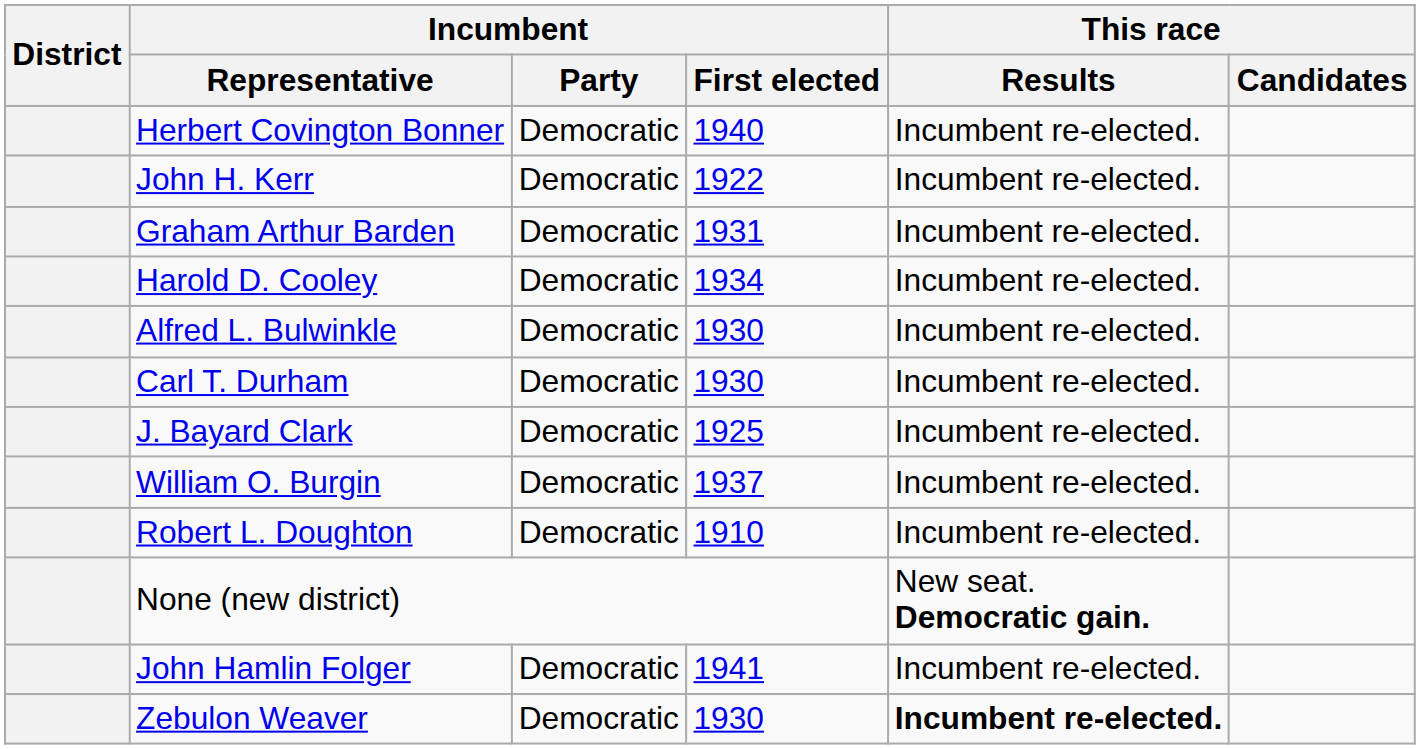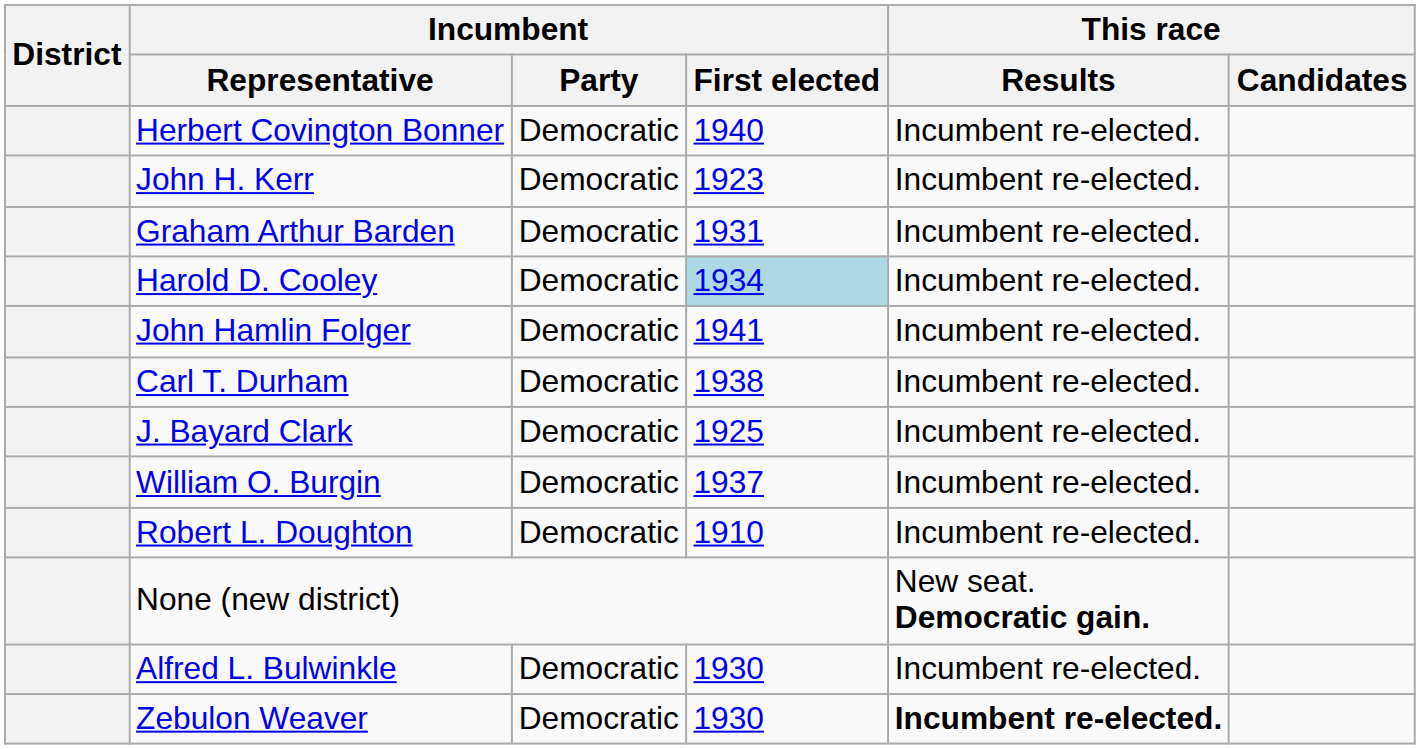(729, 180) 1922 -> (729, 180) 1923
(729, 280) no background -> (729, 280) lightblue background
rows swapped: (273, 668) <-> (266, 331)
(729, 381) 1930 -> (729, 381) 1938
